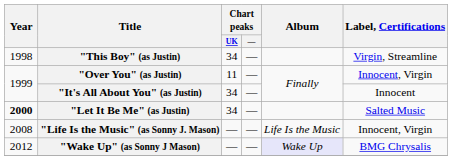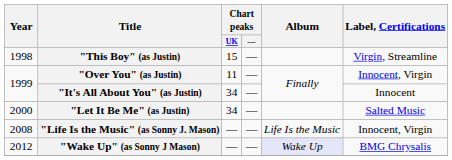(232, 56) 34 -> (232, 56) 15
(21, 110) bold -> (21, 110) normal
